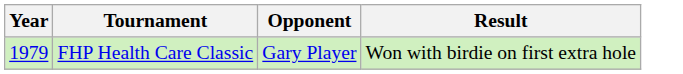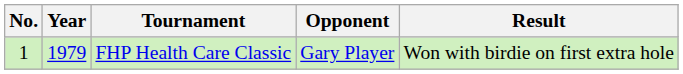+ column: (24, 20)
